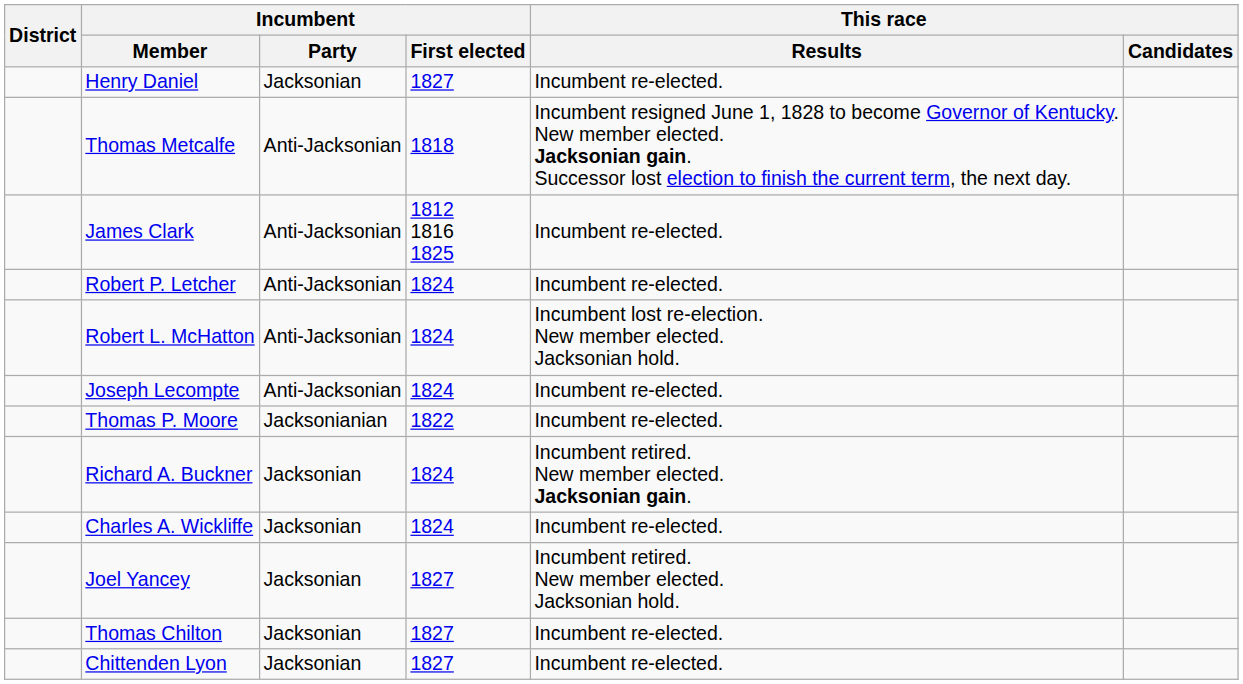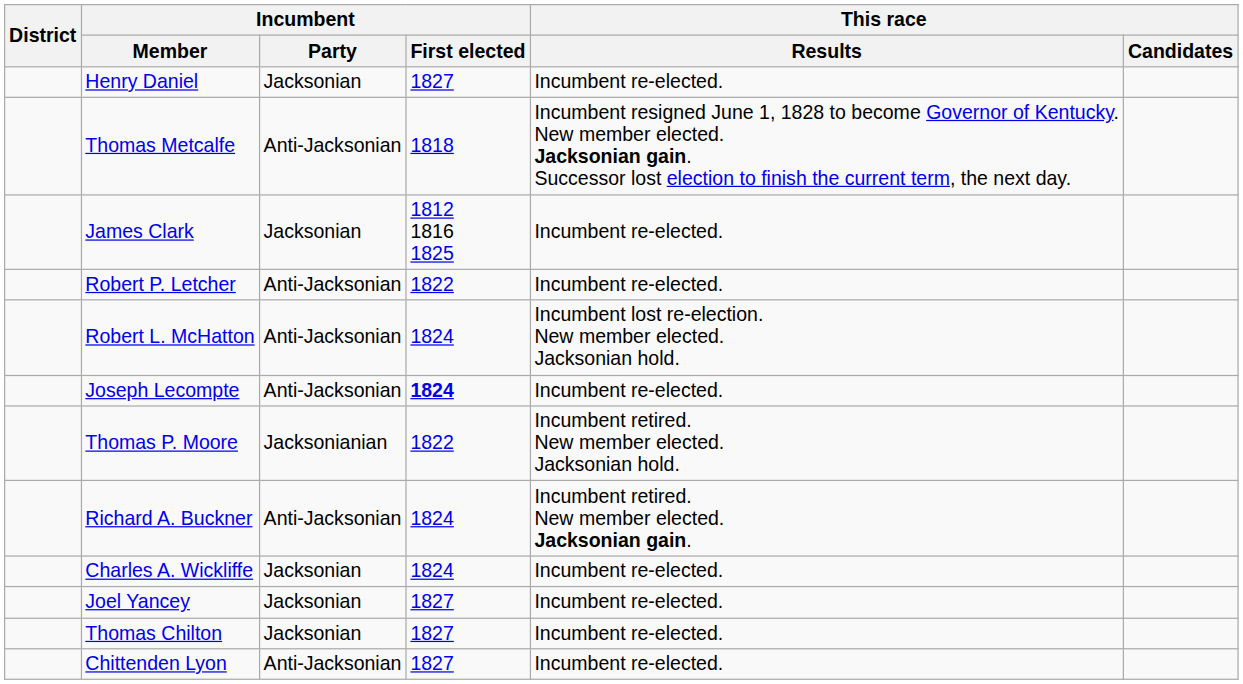(333, 231) Anti-Jacksonian -> (312, 231) Jacksonian
(432, 284) 1824 -> (432, 284) 1822
(432, 390) normal -> (432, 390) bold
(629, 421) Incumbent re-elected. -> (629, 443) Incumbent retired. New member elected. Jacksonian hold.
(312, 474) Jacksonian -> (333, 518) Anti-Jacksonian
(629, 580) Incumbent retired. New member elected. Jacksonian hold. -> (629, 602) Incumbent re-elected.
(312, 663) Jacksonian -> (333, 663) Anti-Jacksonian
